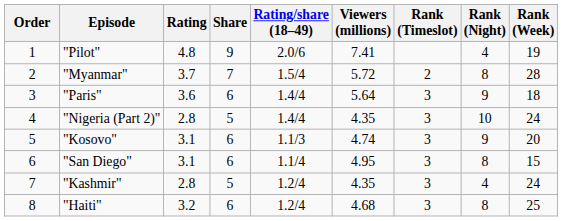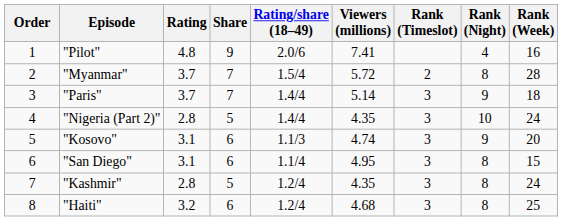(533, 52) 19 -> (533, 52) 16
(187, 96) 3.6 -> (187, 96) 3.7
(230, 96) 6 -> (230, 96) 7
(363, 96) 5.64 -> (363, 96) 5.14
(485, 183) 4 -> (485, 183) 8
